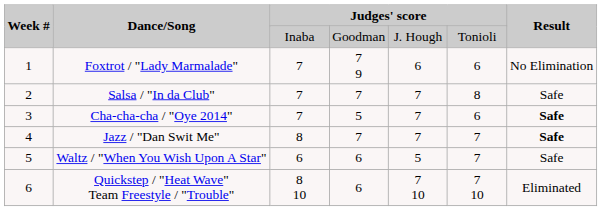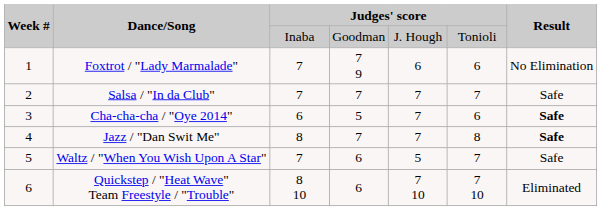(477, 94) 8 -> (477, 94) 7
(299, 115) 7 -> (299, 115) 6
(477, 137) 7 -> (477, 137) 8
(299, 158) 6 -> (299, 158) 7
